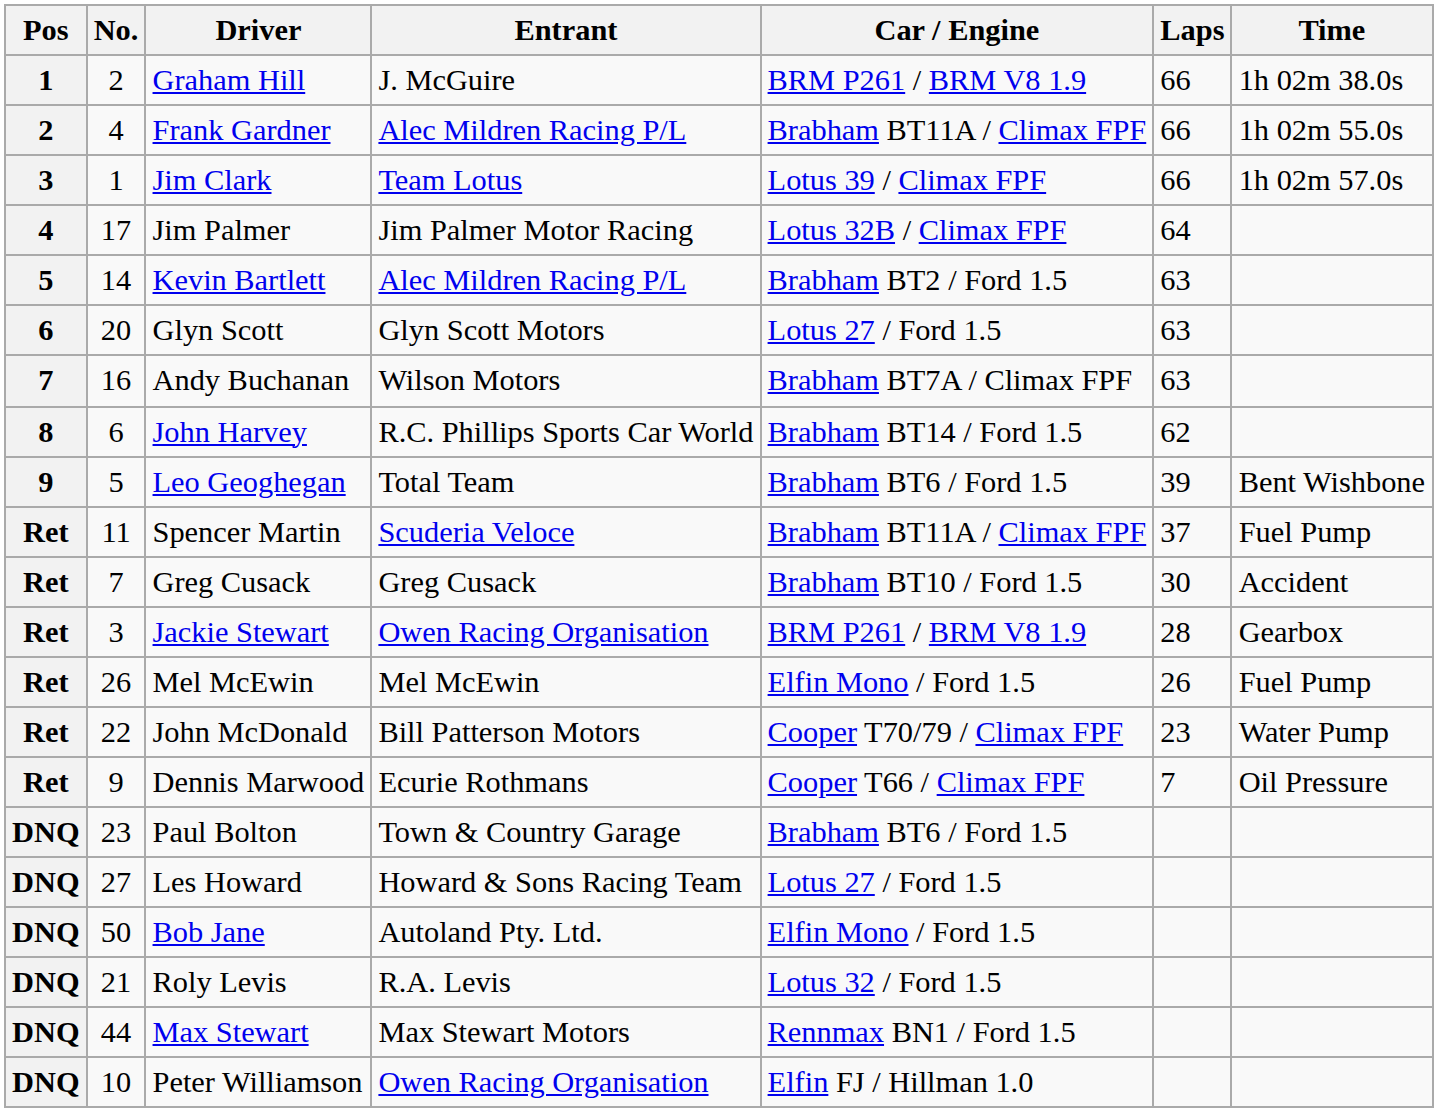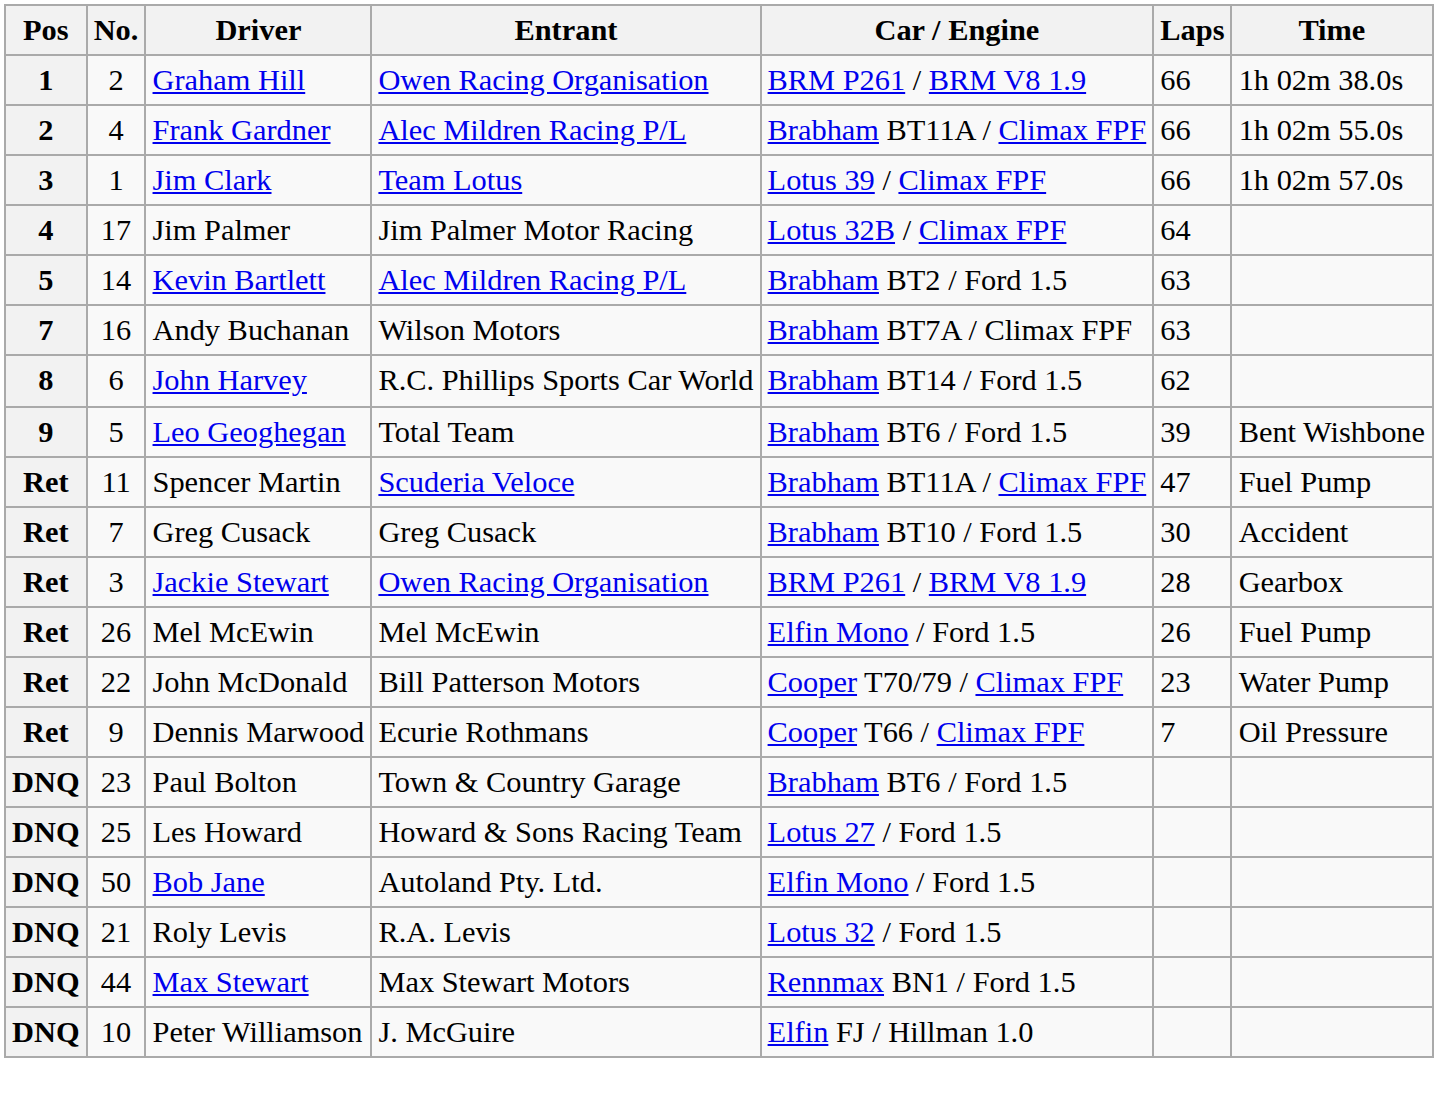(447, 79) J. McGuire -> (543, 79) Owen Racing Organisation
- row: (218, 330)
(1176, 530) 37 -> (1176, 480) 47
(116, 881) 27 -> (116, 831) 25
(543, 1082) Owen Racing Organisation -> (447, 1032) J. McGuire
